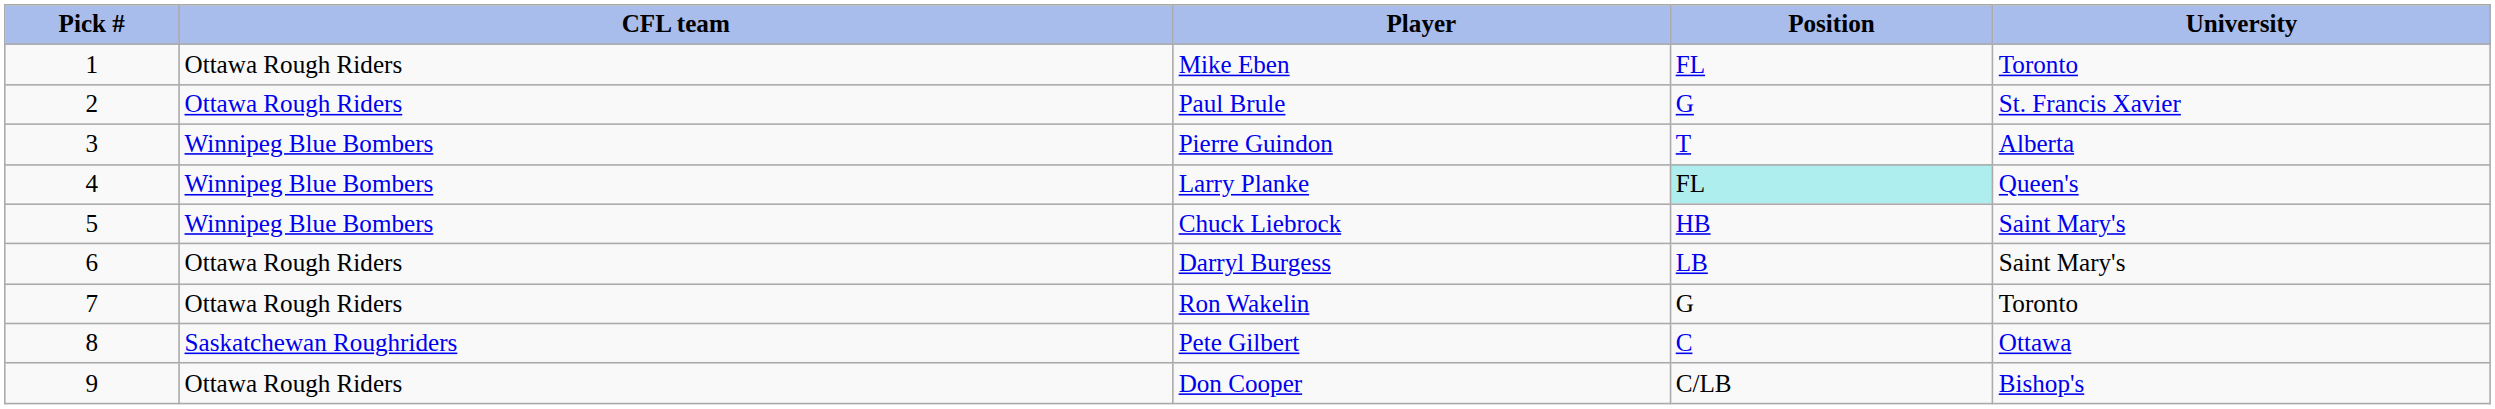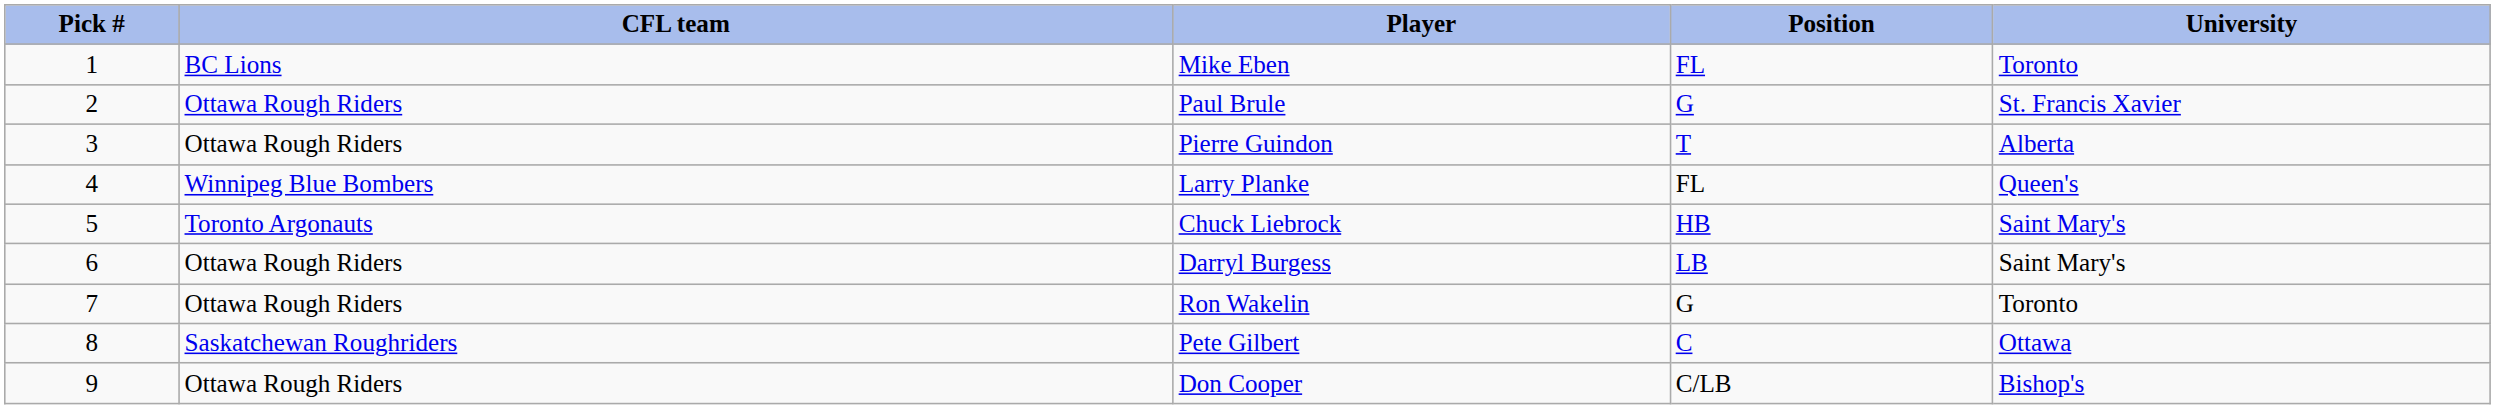(293, 64) Ottawa Rough Riders -> (233, 64) BC Lions
(309, 143) Winnipeg Blue Bombers -> (293, 143) Ottawa Rough Riders
(1690, 183) paleturquoise background -> (1690, 183) no background
(309, 223) Winnipeg Blue Bombers -> (279, 223) Toronto Argonauts
